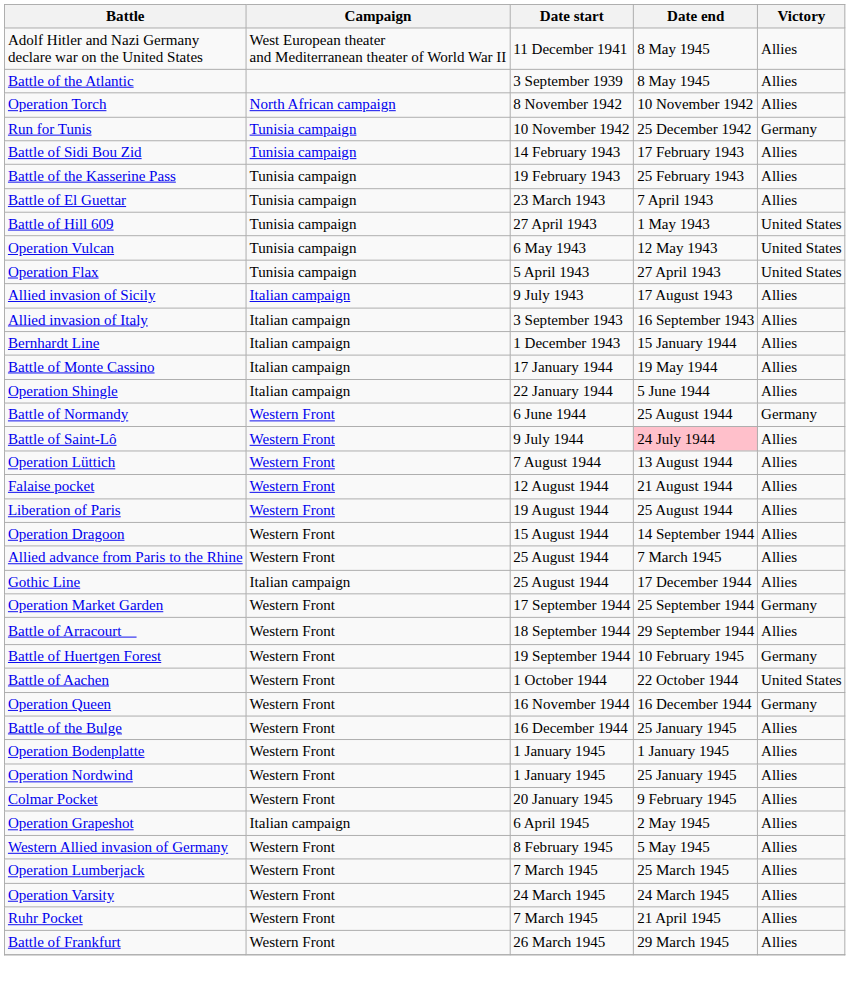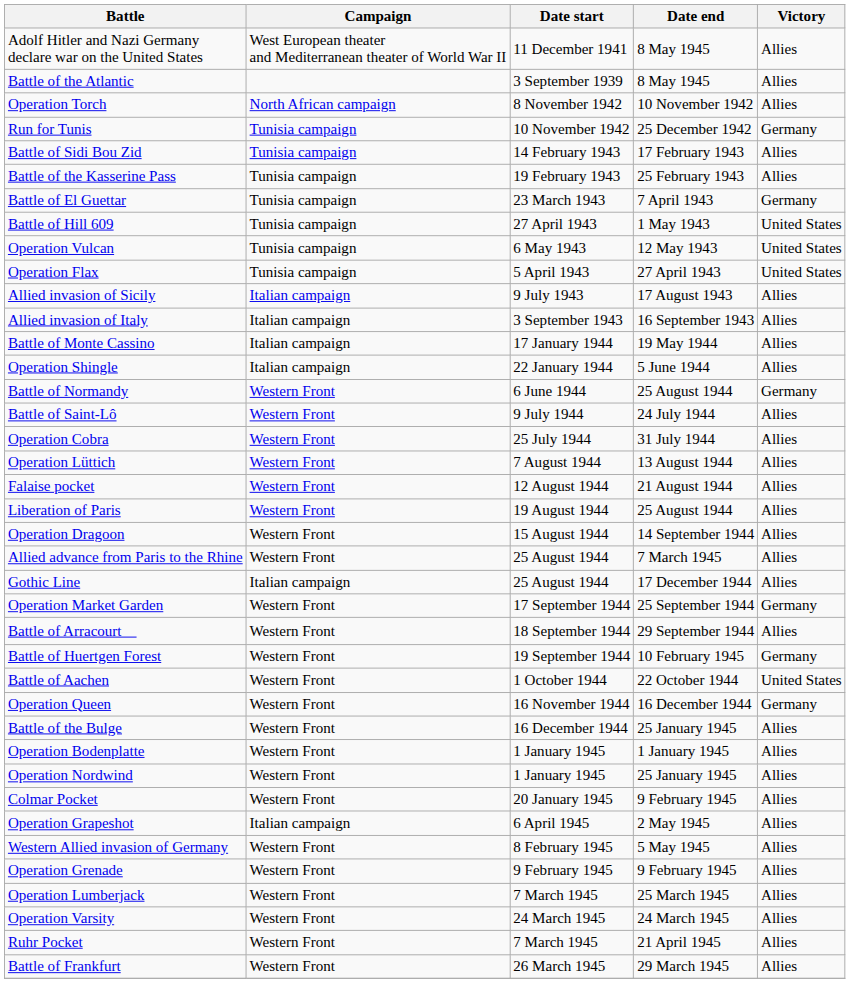(779, 200) Allies -> (789, 200) Germany
- row: (54, 343)
(676, 438) pink background -> (676, 414) no background
+ row: (58, 438)
+ row: (65, 871)
